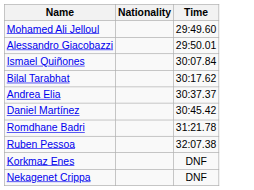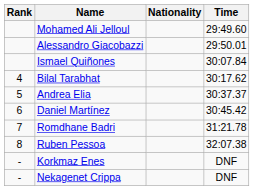+ column: (19, 12)
